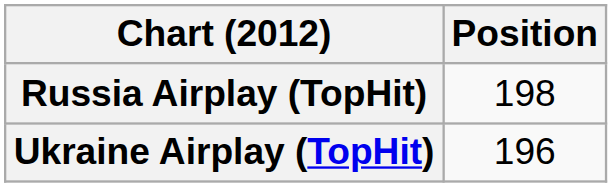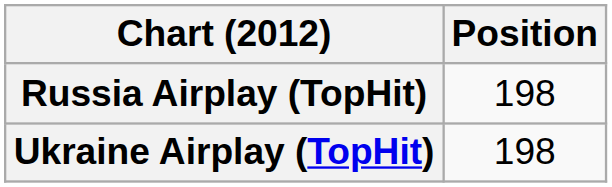(525, 151) 196 -> (525, 151) 198
